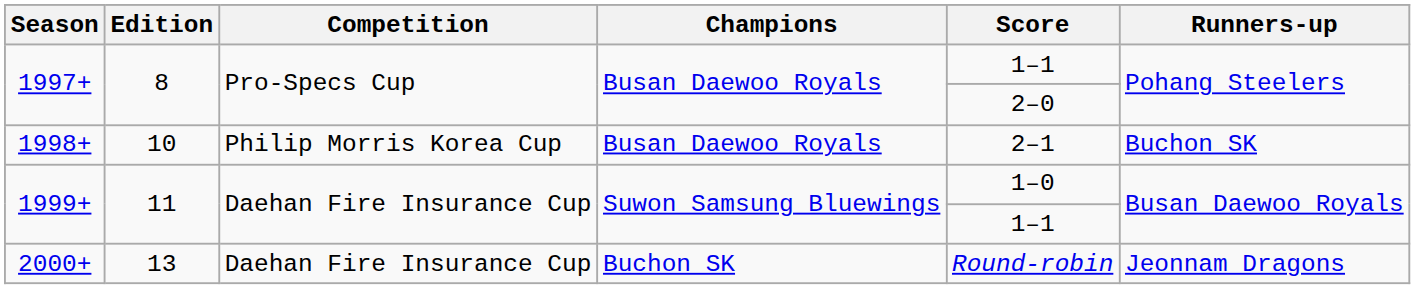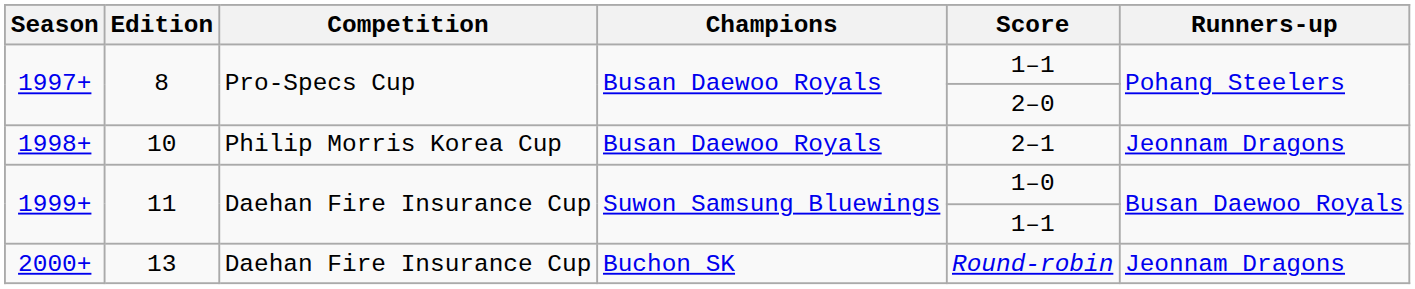(1191, 144) Buchon SK -> (1235, 144) Jeonnam Dragons
